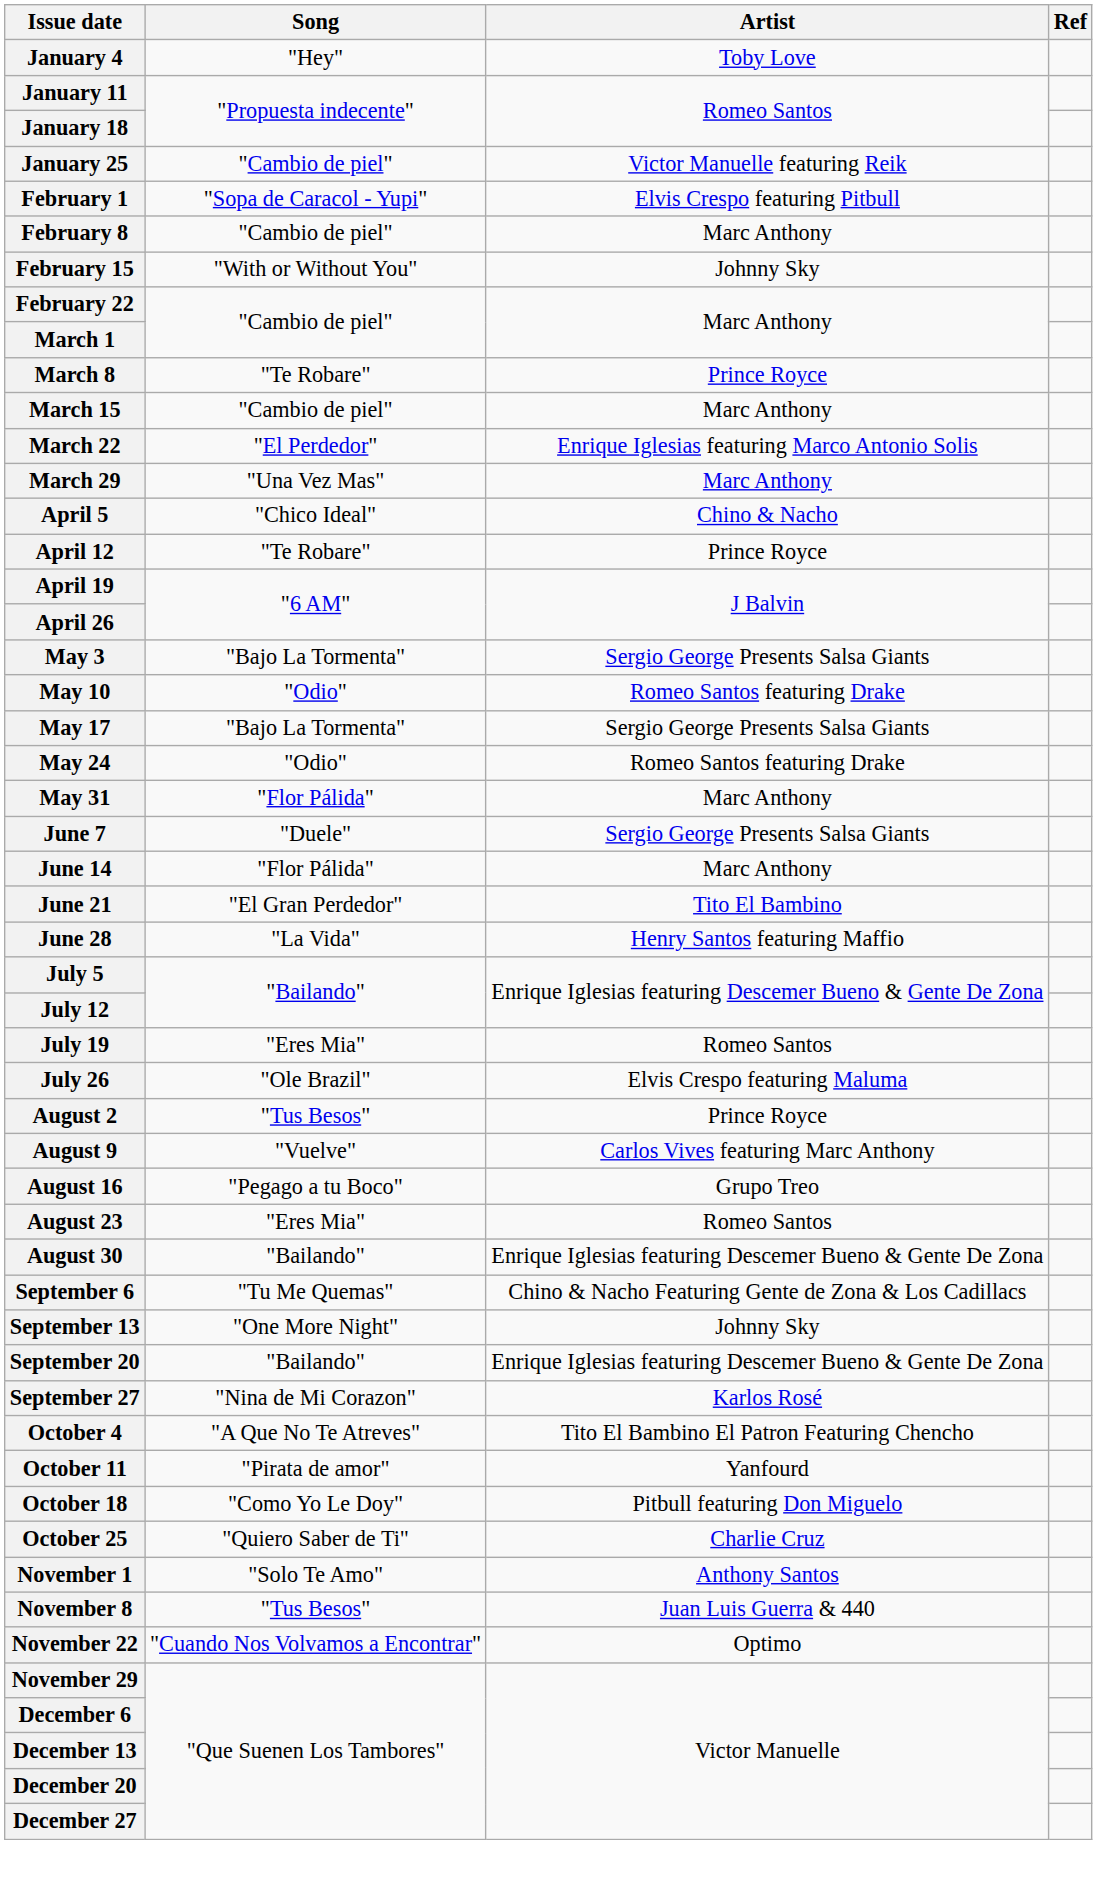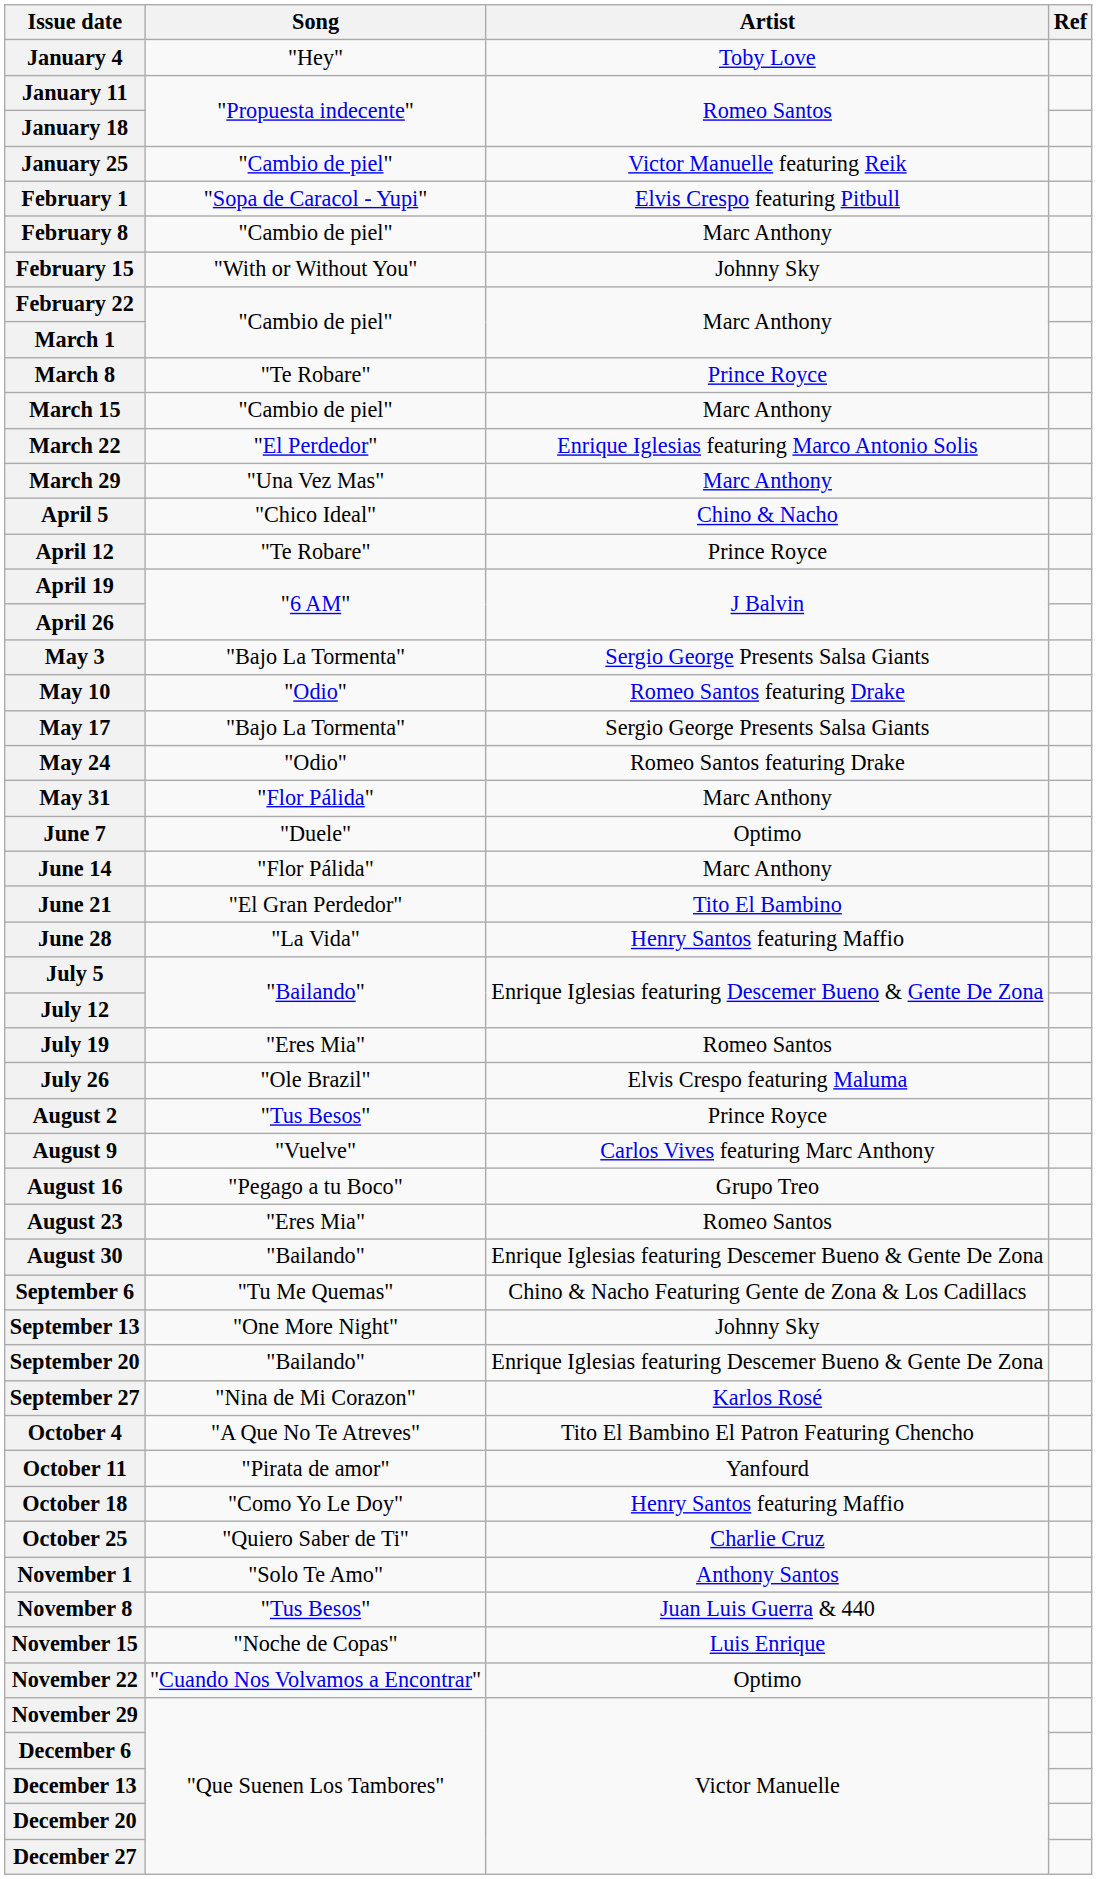(767, 833) Sergio George Presents Salsa Giants -> (767, 833) Optimo
(767, 1503) Pitbull featuring Don Miguelo -> (767, 1503) Henry Santos featuring Maffio
+ row: (75, 1644)
